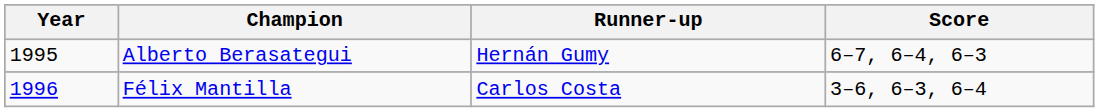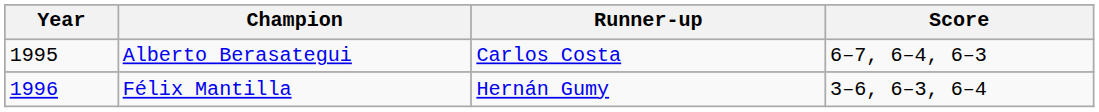(543, 55) Hernán Gumy -> (549, 55) Carlos Costa
(549, 89) Carlos Costa -> (543, 89) Hernán Gumy
